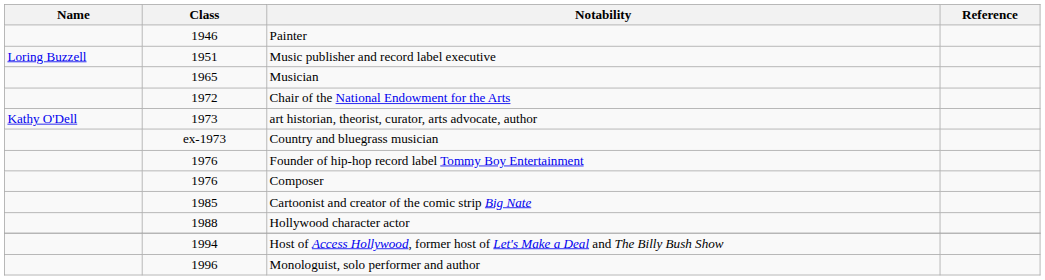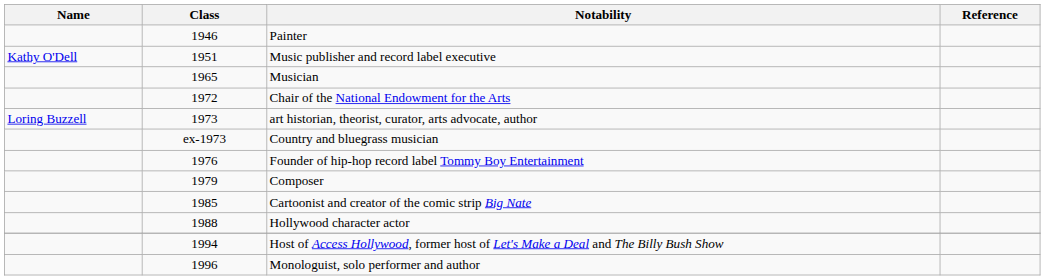(47, 56) Loring Buzzell -> (42, 56) Kathy O'Dell
(42, 118) Kathy O'Dell -> (47, 118) Loring Buzzell
(204, 181) 1976 -> (204, 181) 1979
